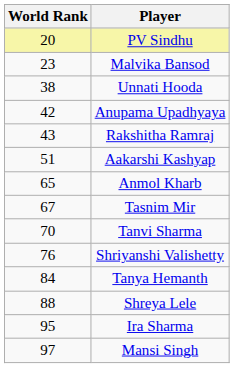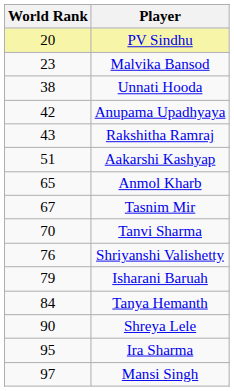+ row: (160, 278)
(48, 302) 88 -> (48, 326) 90
